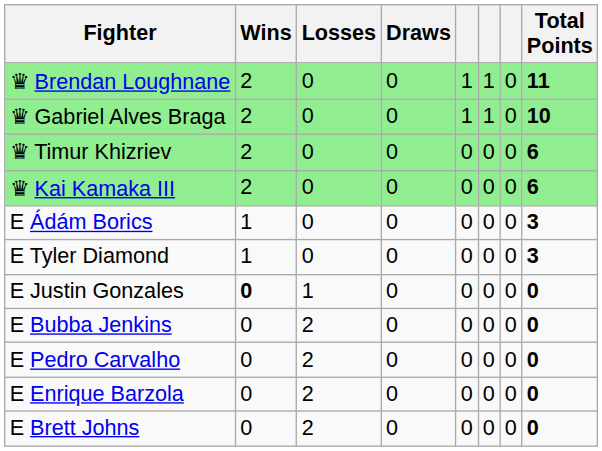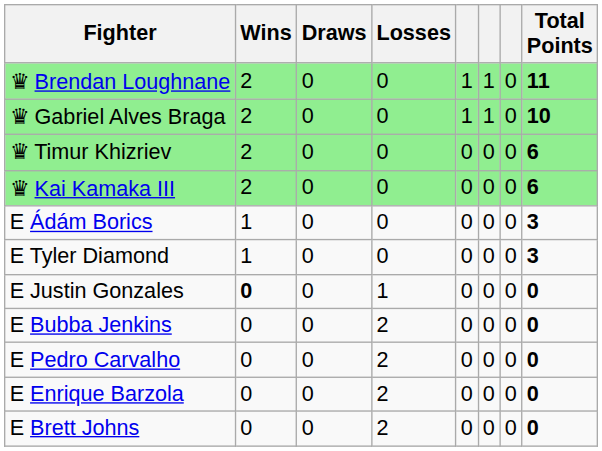columns swapped: (418, 33) <-> (339, 33)
